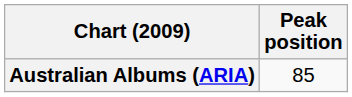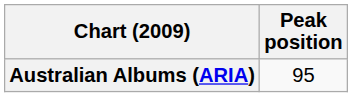(303, 75) 85 -> (303, 75) 95
